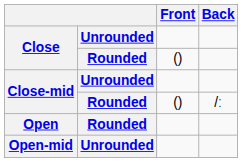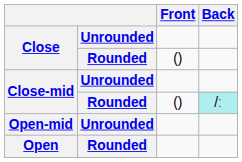(218, 102) no background -> (218, 102) paleturquoise background
rows swapped: (41, 146) <-> (41, 124)
